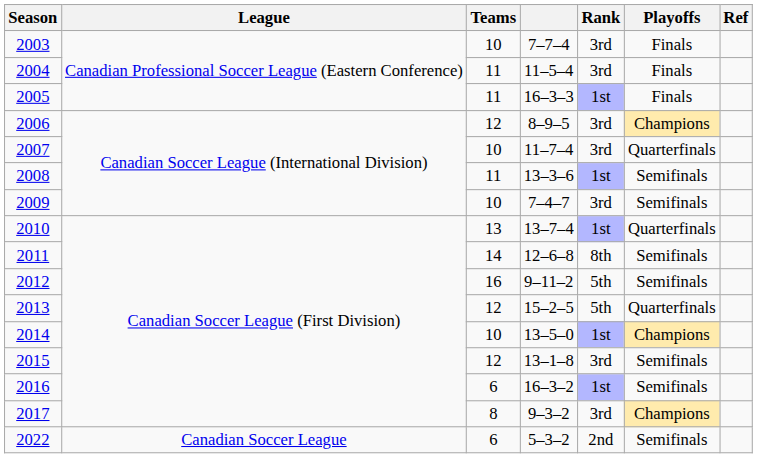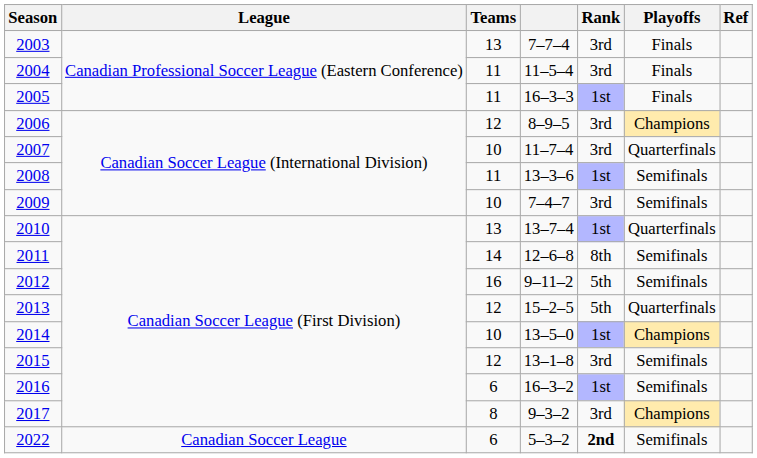(493, 44) 10 -> (493, 44) 13
(601, 439) normal -> (601, 439) bold
